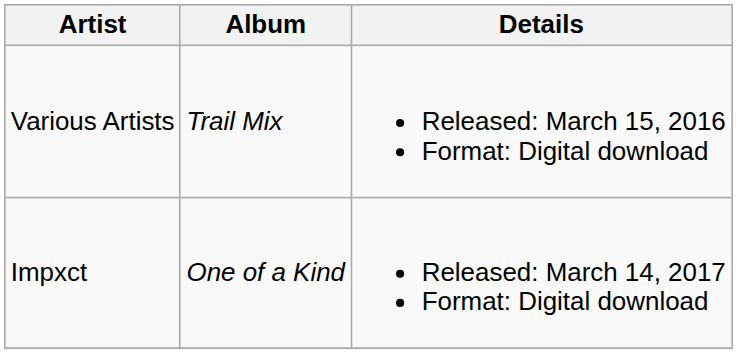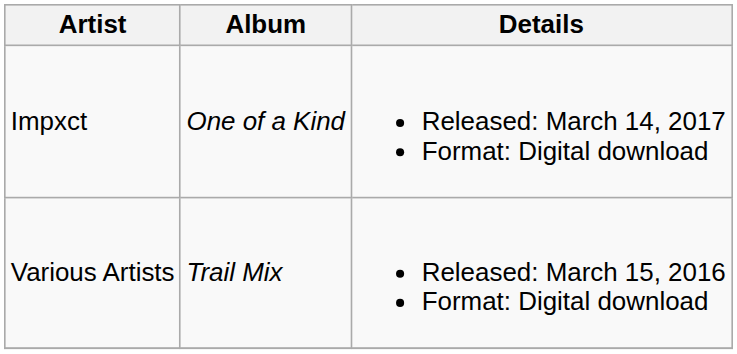rows swapped: (93, 121) <-> (49, 272)
